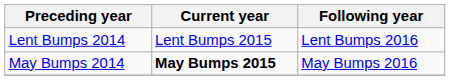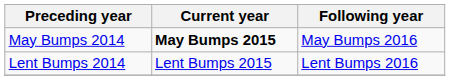rows swapped: (67, 63) <-> (67, 39)
